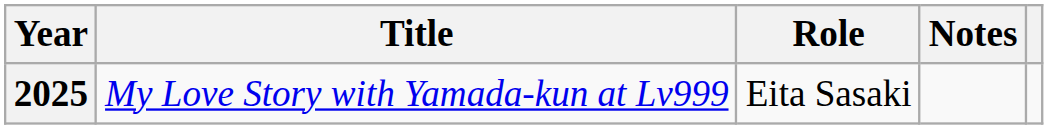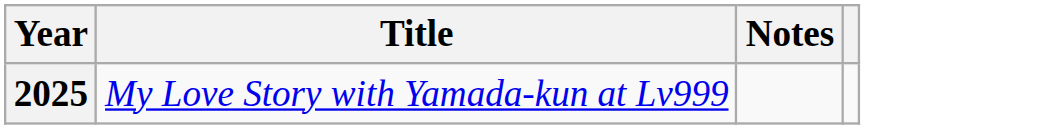- column: (829, 33)
